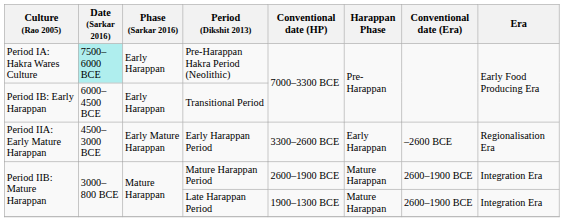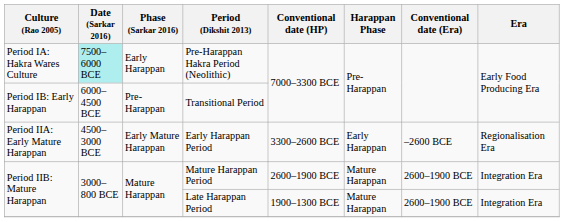(145, 102) Early Harappan -> (145, 102) Pre-Harappan
